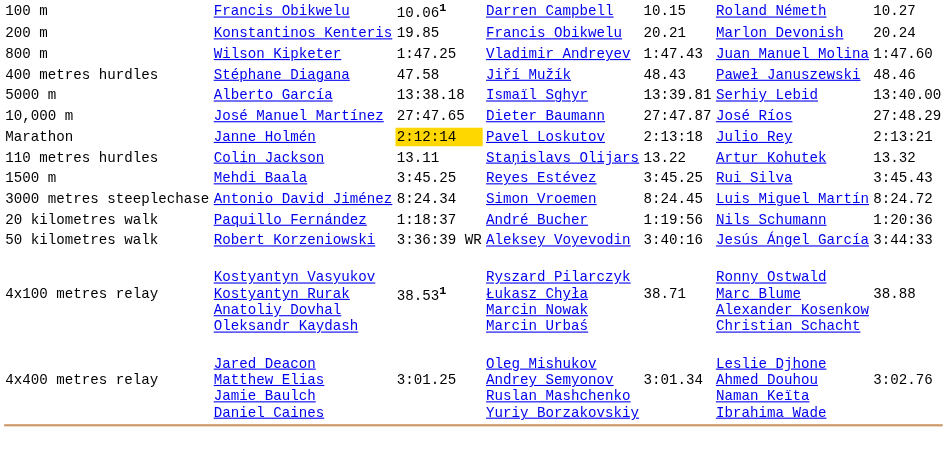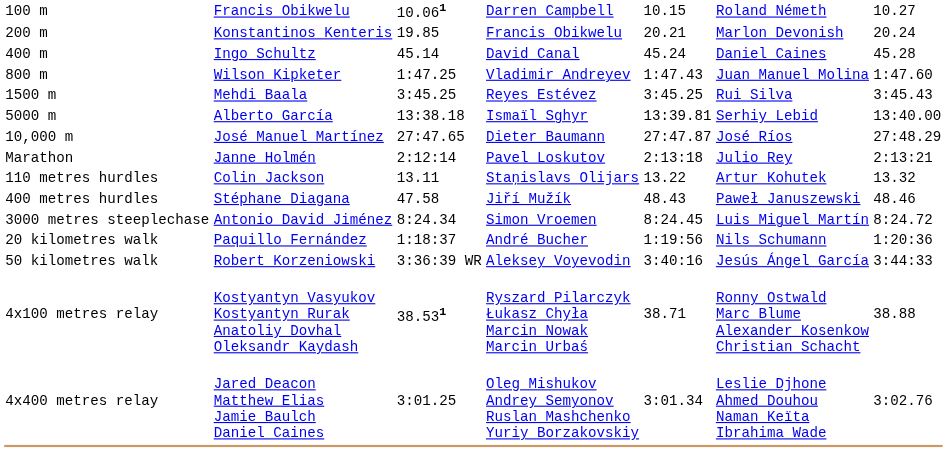+ row: (27, 54)
rows swapped: (31, 179) <-> (82, 75)
(426, 137) gold background -> (426, 158) no background
